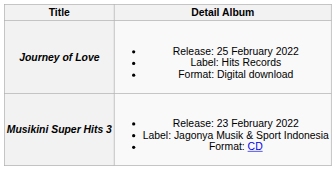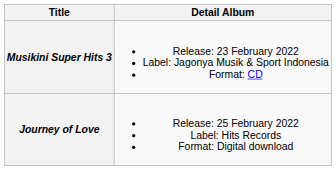rows swapped: (59, 129) <-> (59, 57)
